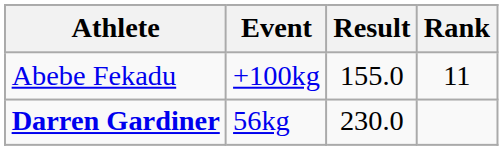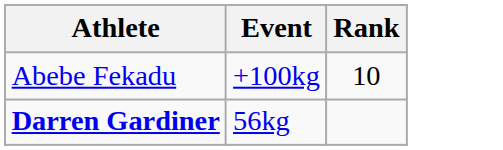- column: (372, 28)
(457, 75) 11 -> (366, 75) 10
